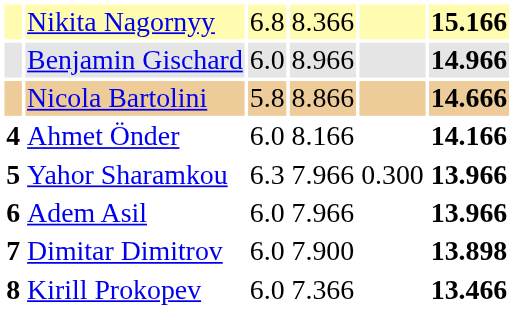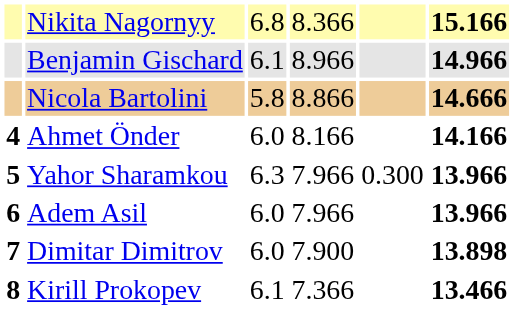(267, 59) 6.0 -> (267, 59) 6.1
(267, 289) 6.0 -> (267, 289) 6.1
